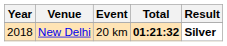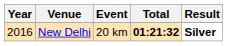(20, 32) 2018 -> (20, 32) 2016
